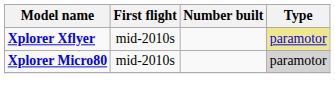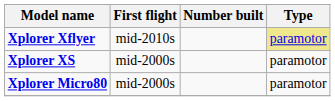+ row: (41, 61)
(145, 61) mid-2010s -> (145, 84) mid-2000s
(298, 61) lightgrey background -> (298, 84) no background
